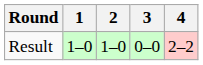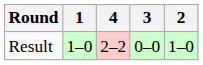columns swapped: (113, 18) <-> (181, 18)
